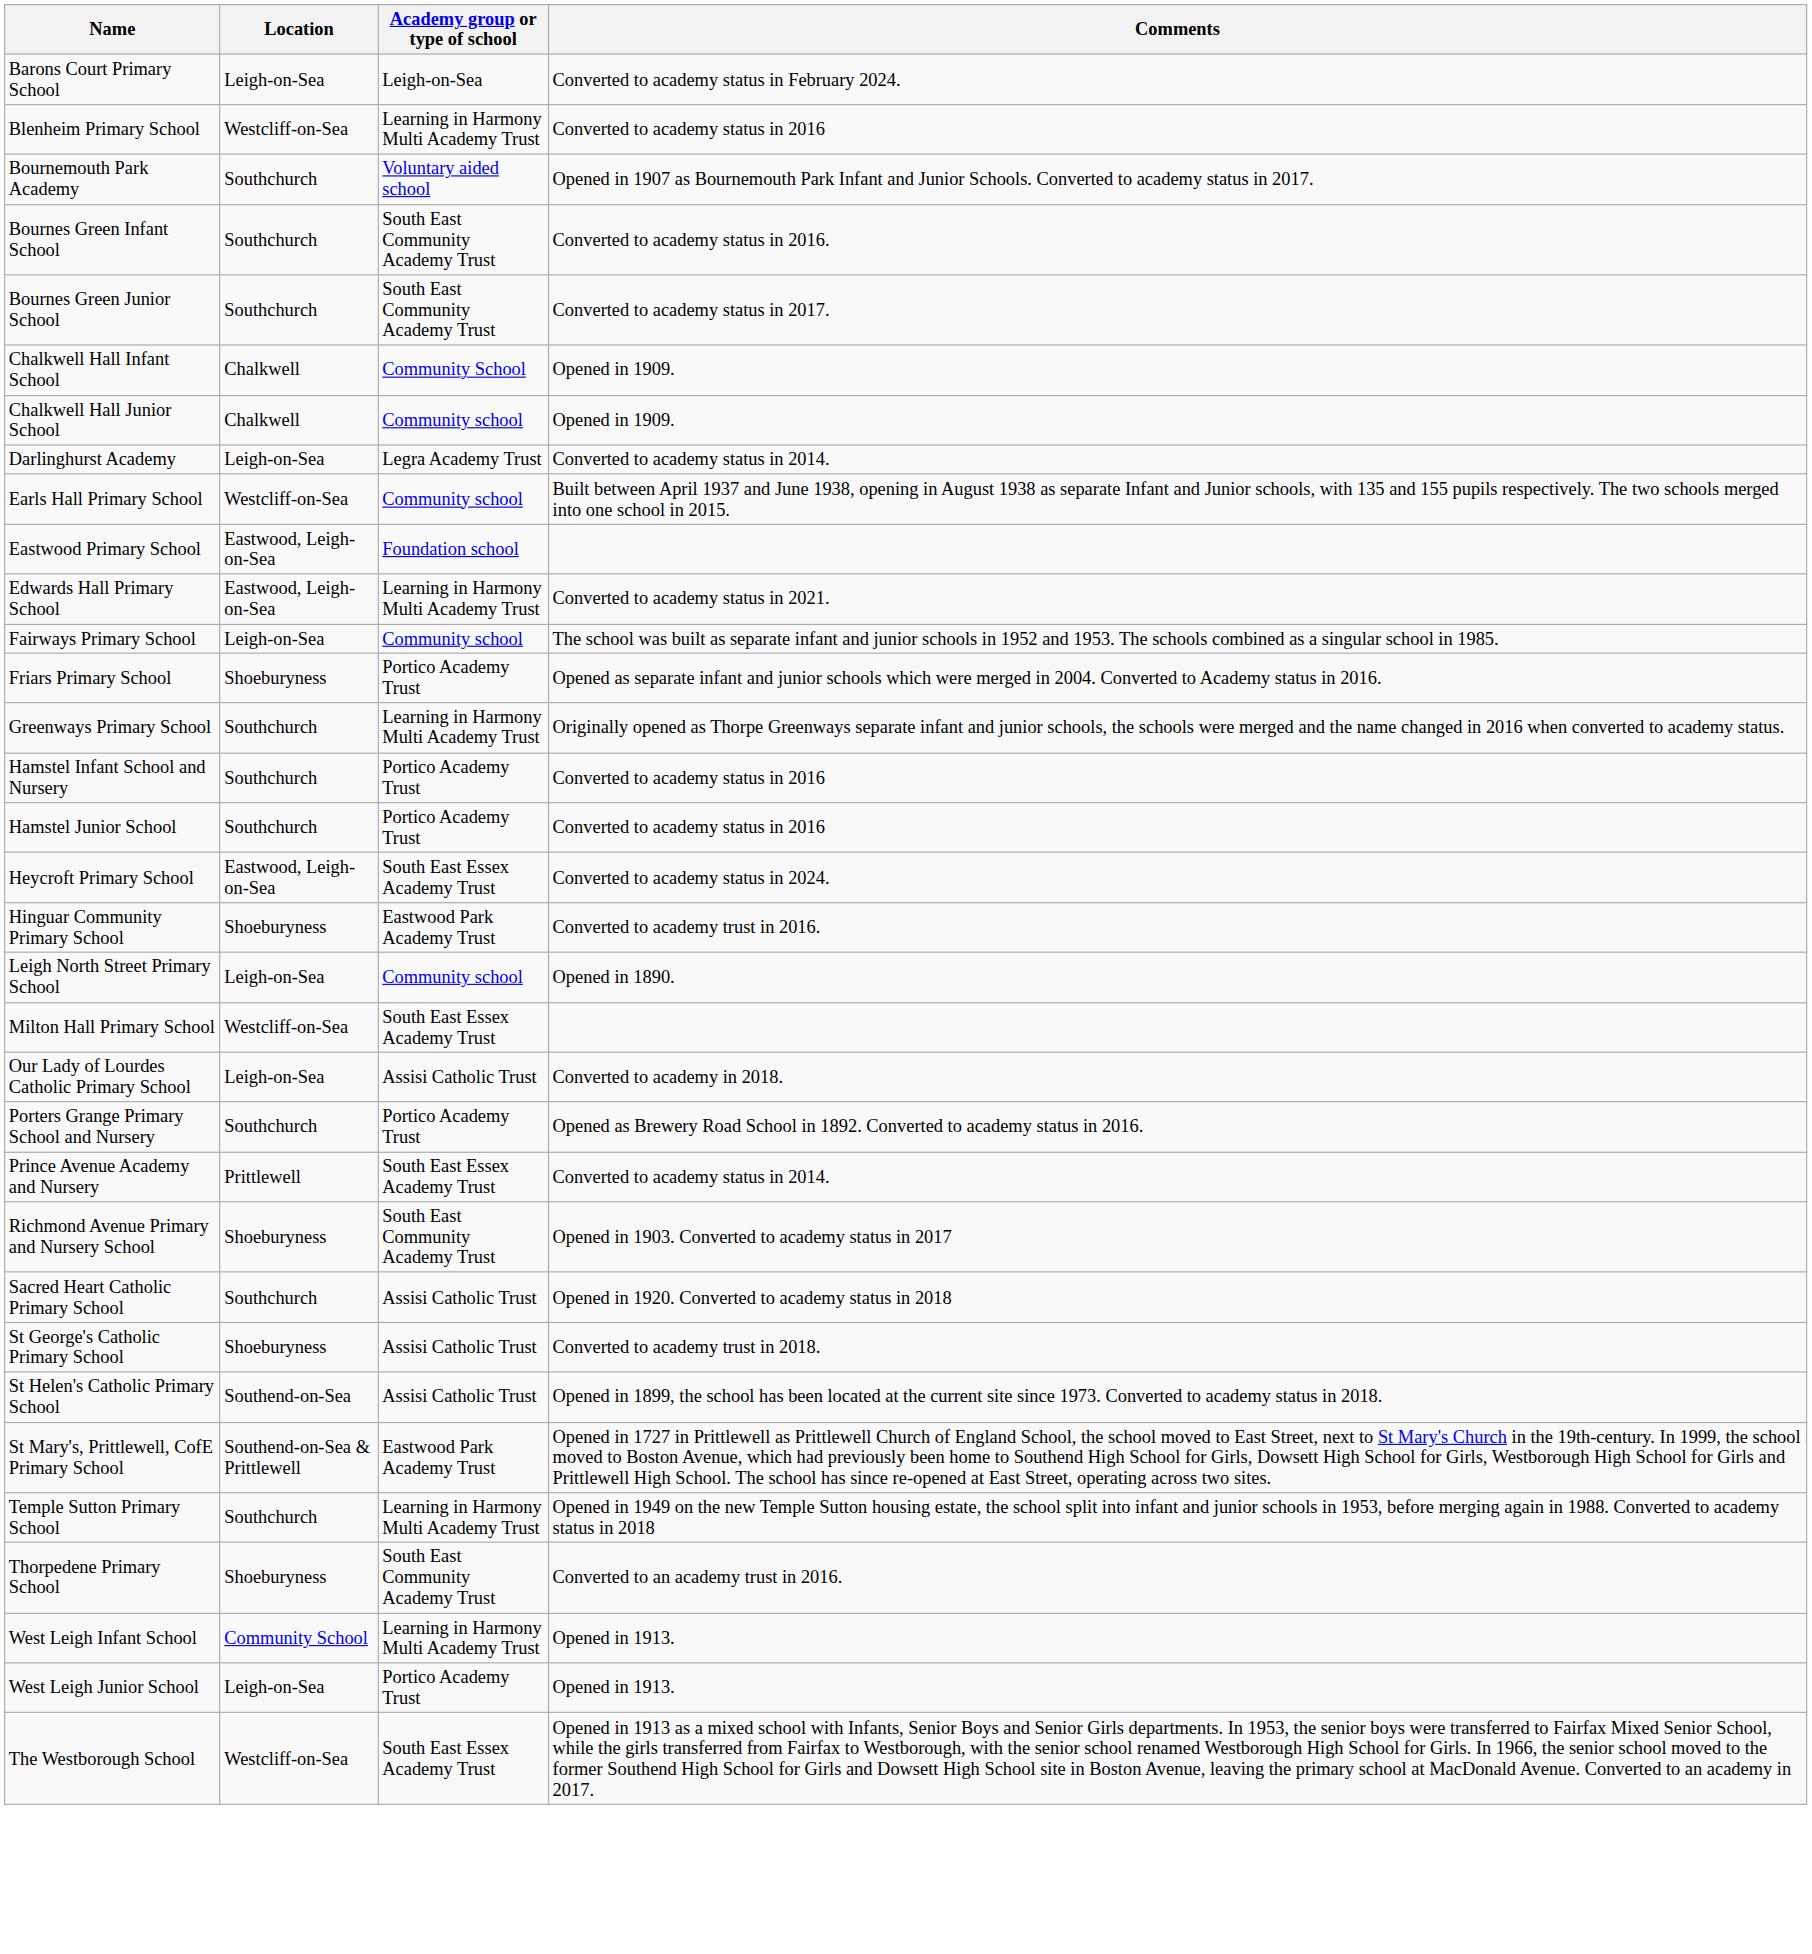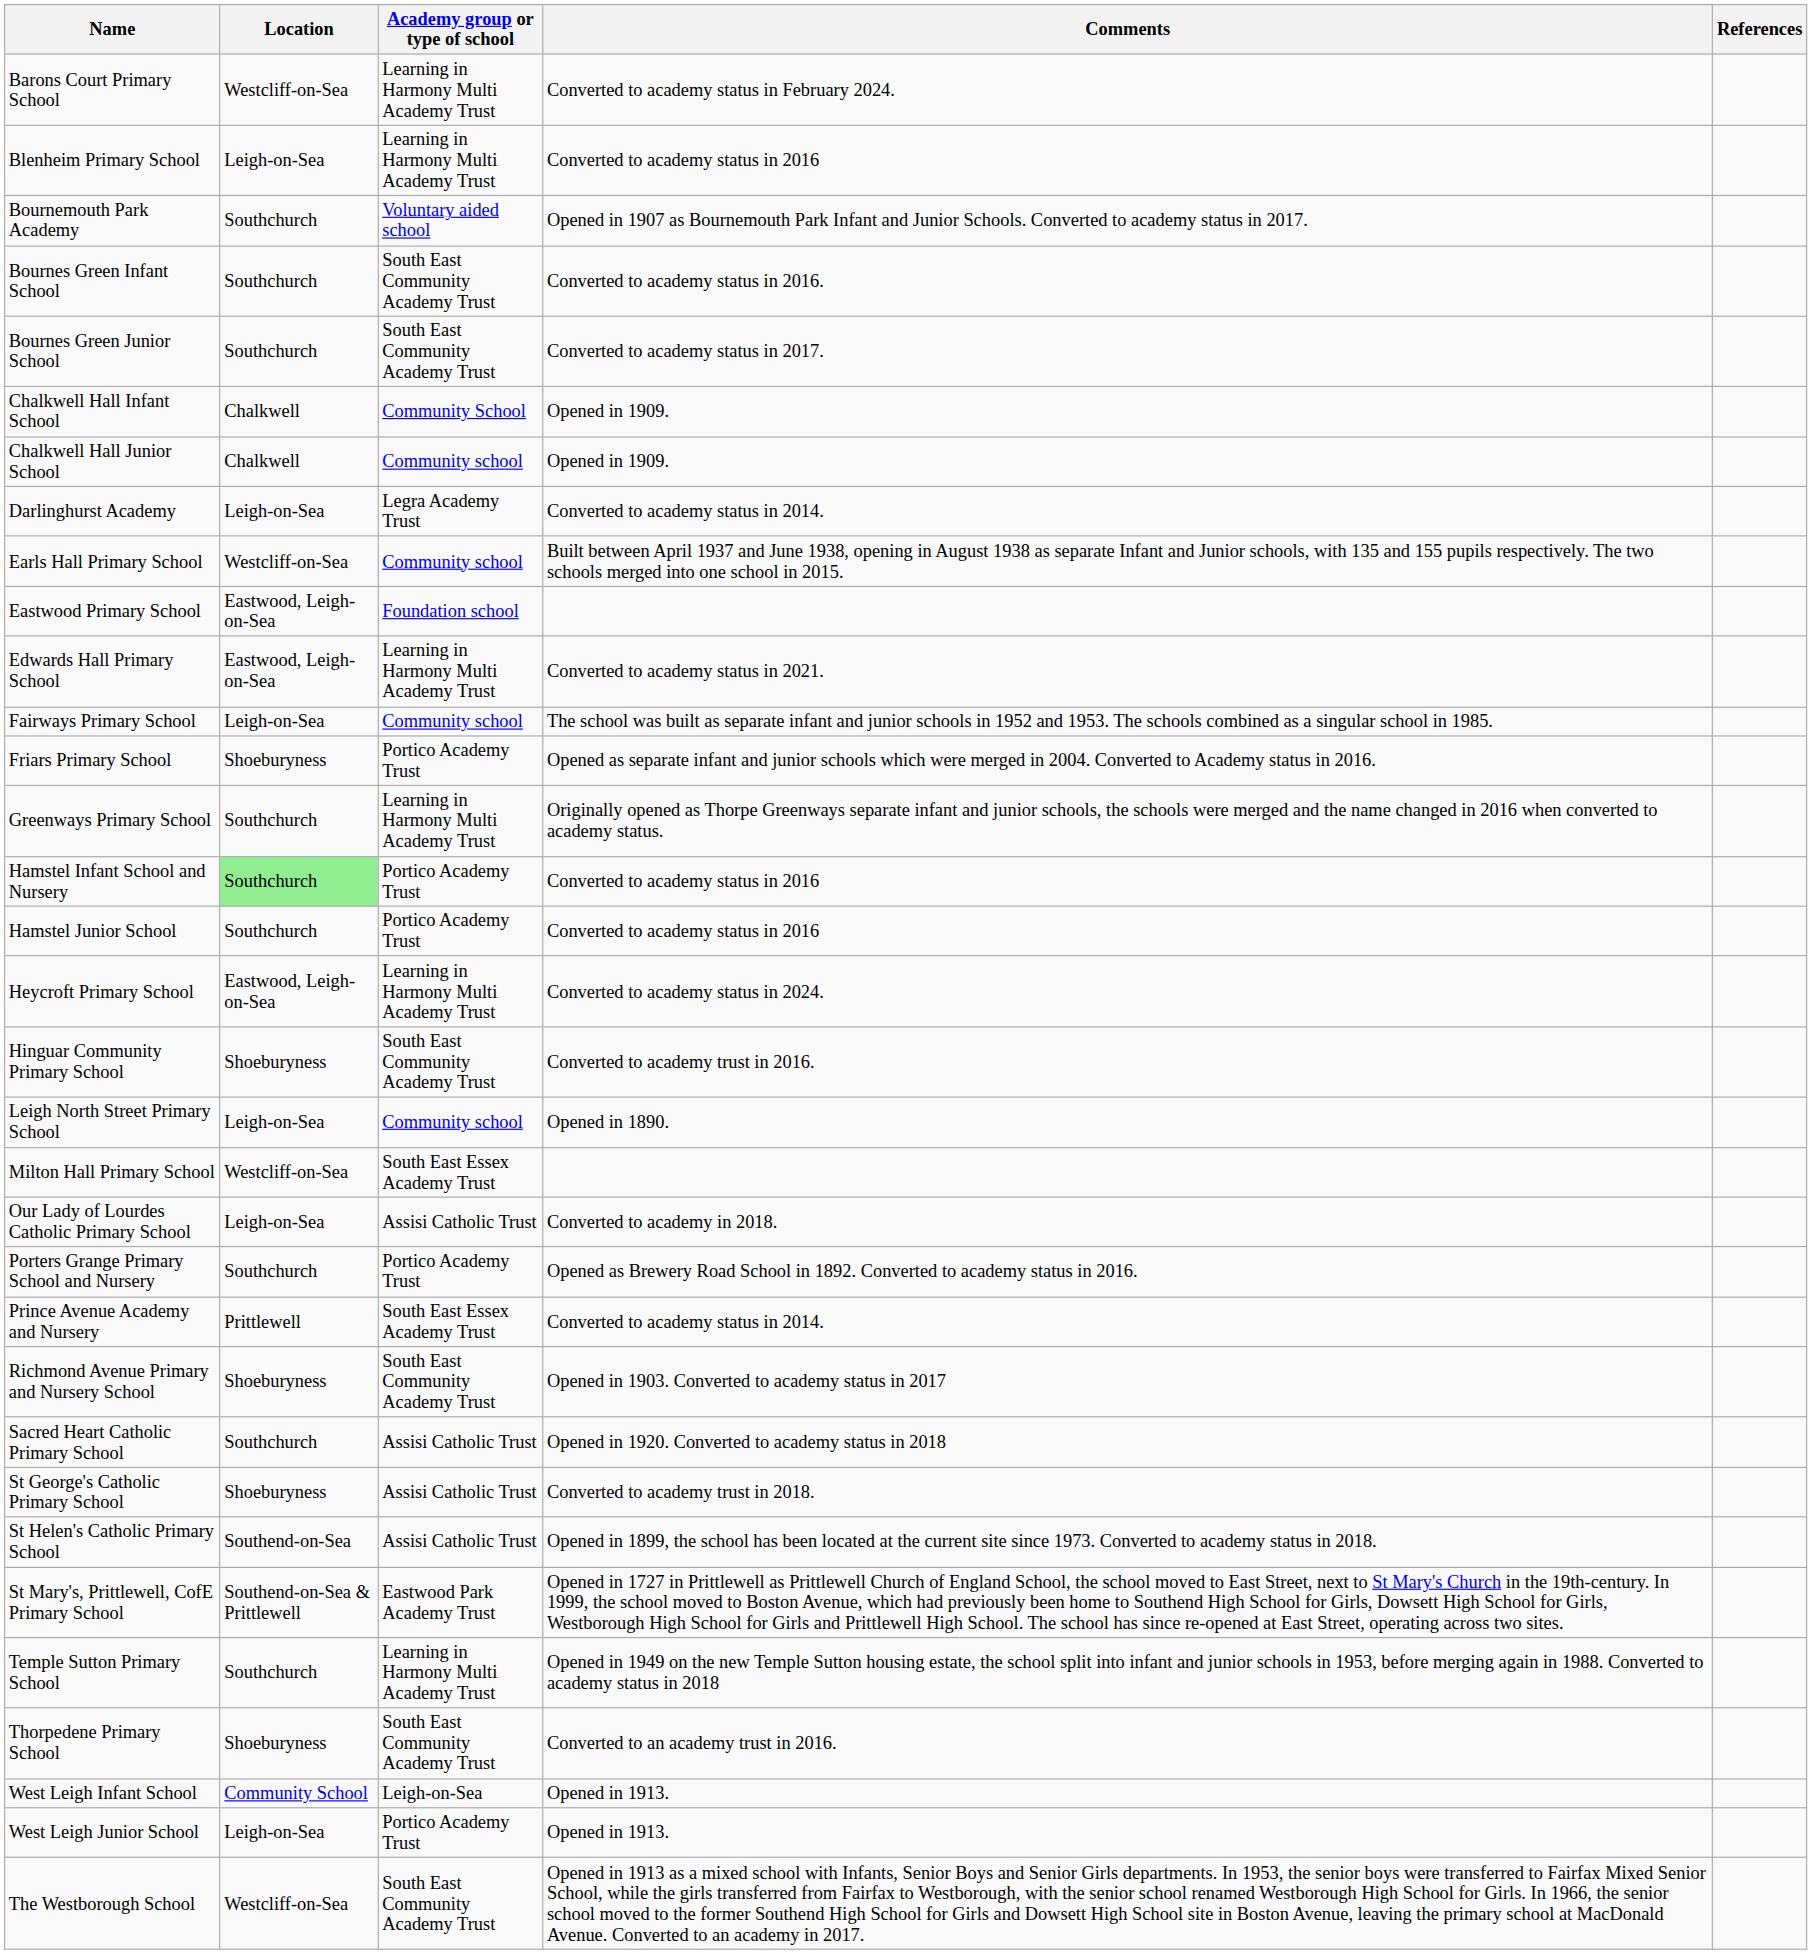+ column: (1760, 29)
(274, 79) Leigh-on-Sea -> (286, 89) Westcliff-on-Sea
(432, 79) Leigh-on-Sea -> (440, 89) Learning in Harmony Multi Academy Trust
(286, 129) Westcliff-on-Sea -> (274, 160) Leigh-on-Sea
(271, 777) no background -> (271, 881) lightgreen background
(446, 877) South East Essex Academy Trust -> (440, 991) Learning in Harmony Multi Academy Trust
(439, 927) Eastwood Park Academy Trust -> (439, 1061) South East Community Academy Trust
(462, 1637) Learning in Harmony Multi Academy Trust -> (432, 1793) Leigh-on-Sea
(446, 1758) South East Essex Academy Trust -> (439, 1903) South East Community Academy Trust
